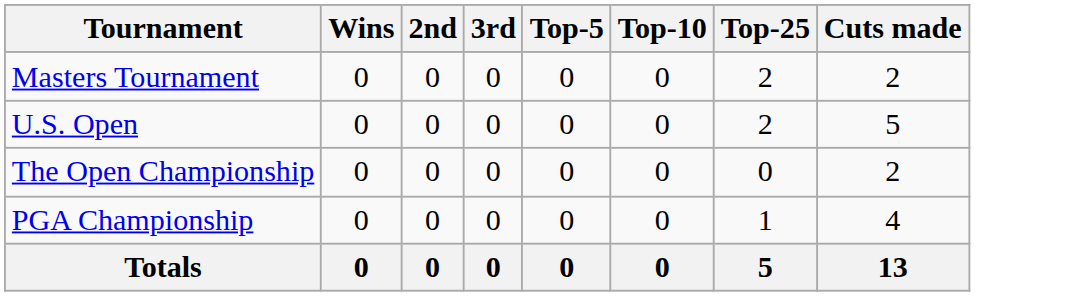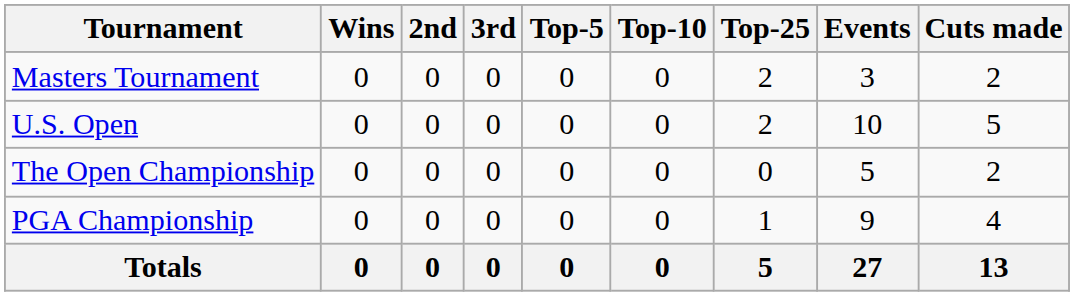+ column: (867, 28)
